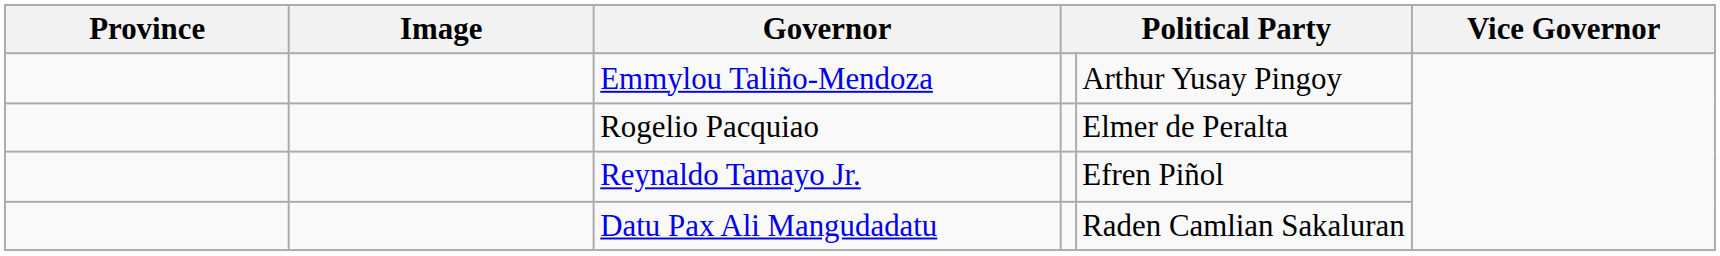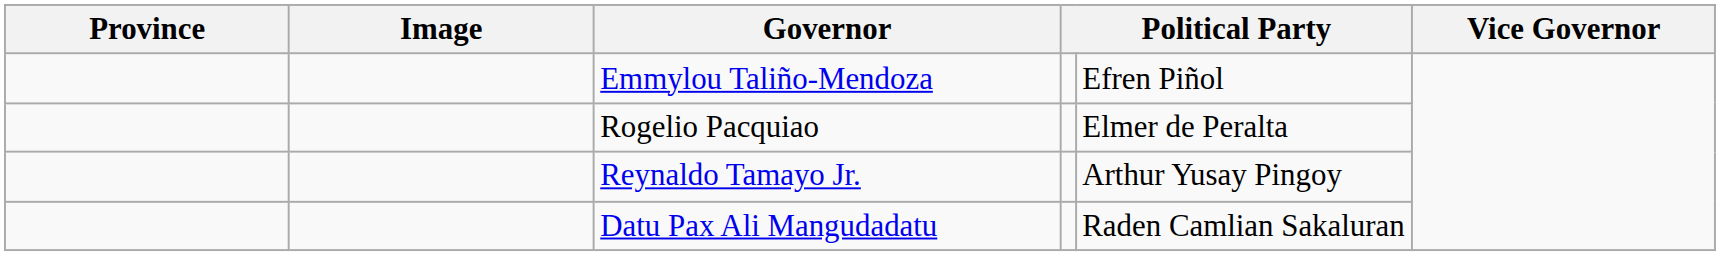(1212, 77) Arthur Yusay Pingoy -> (1153, 77) Efren Piñol
(1153, 175) Efren Piñol -> (1212, 175) Arthur Yusay Pingoy
